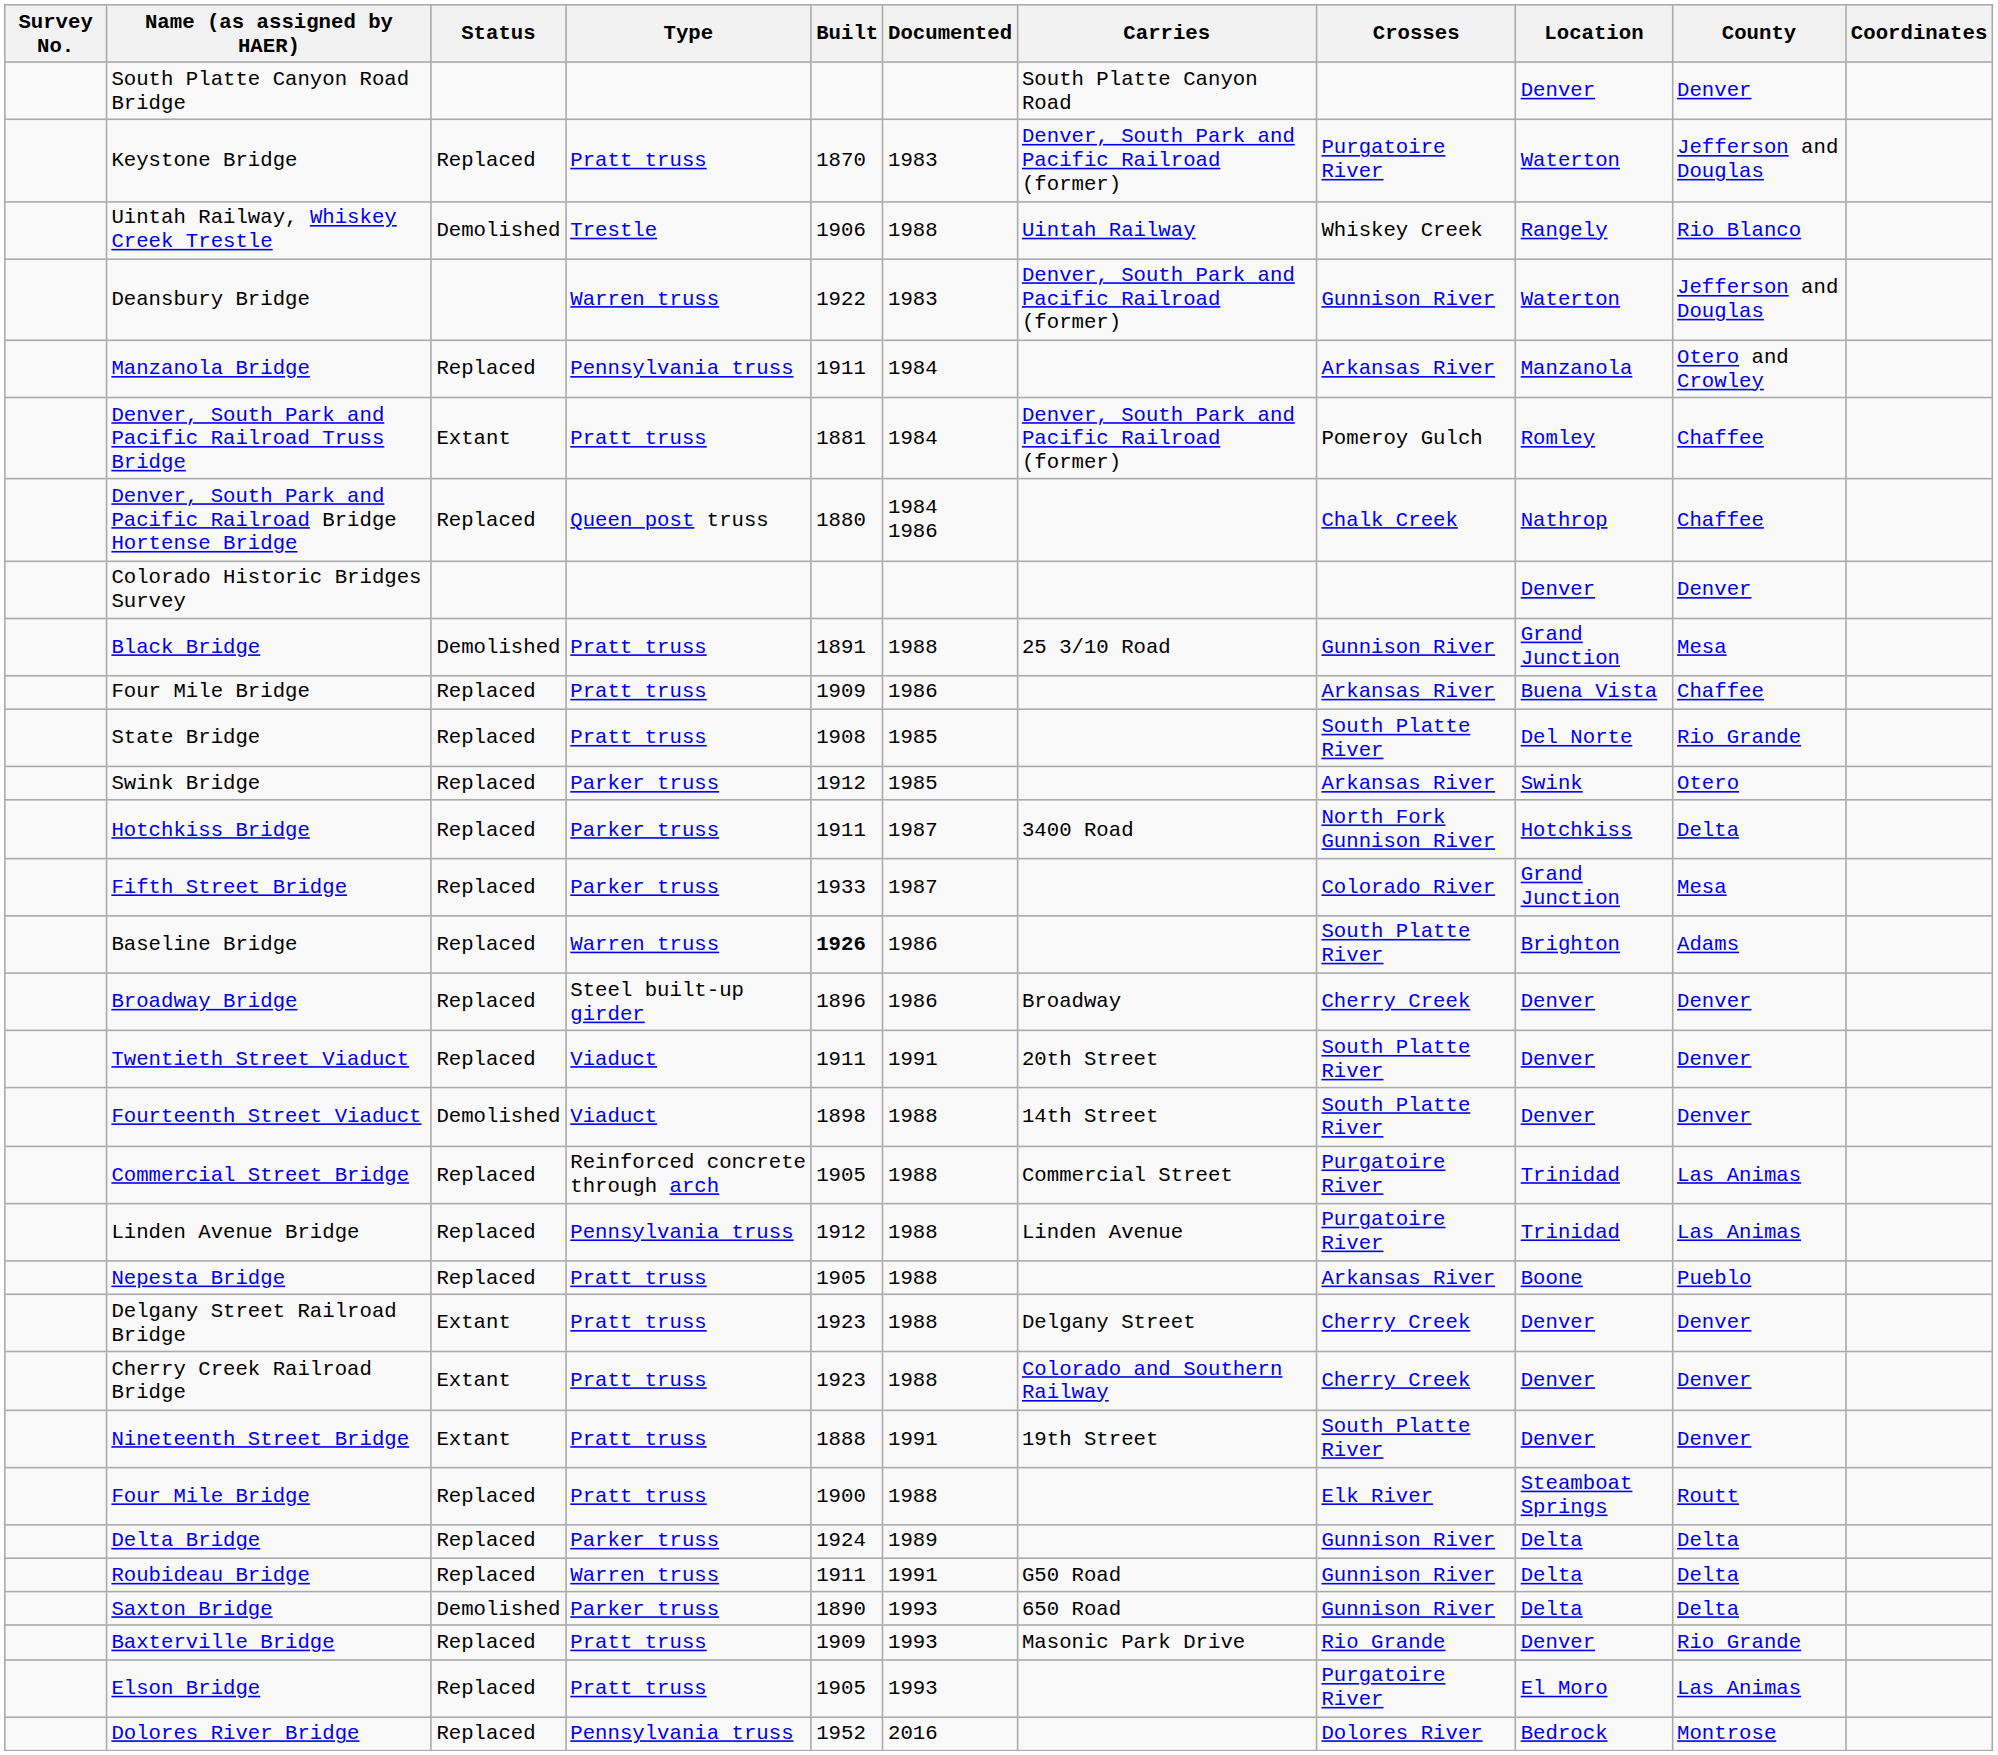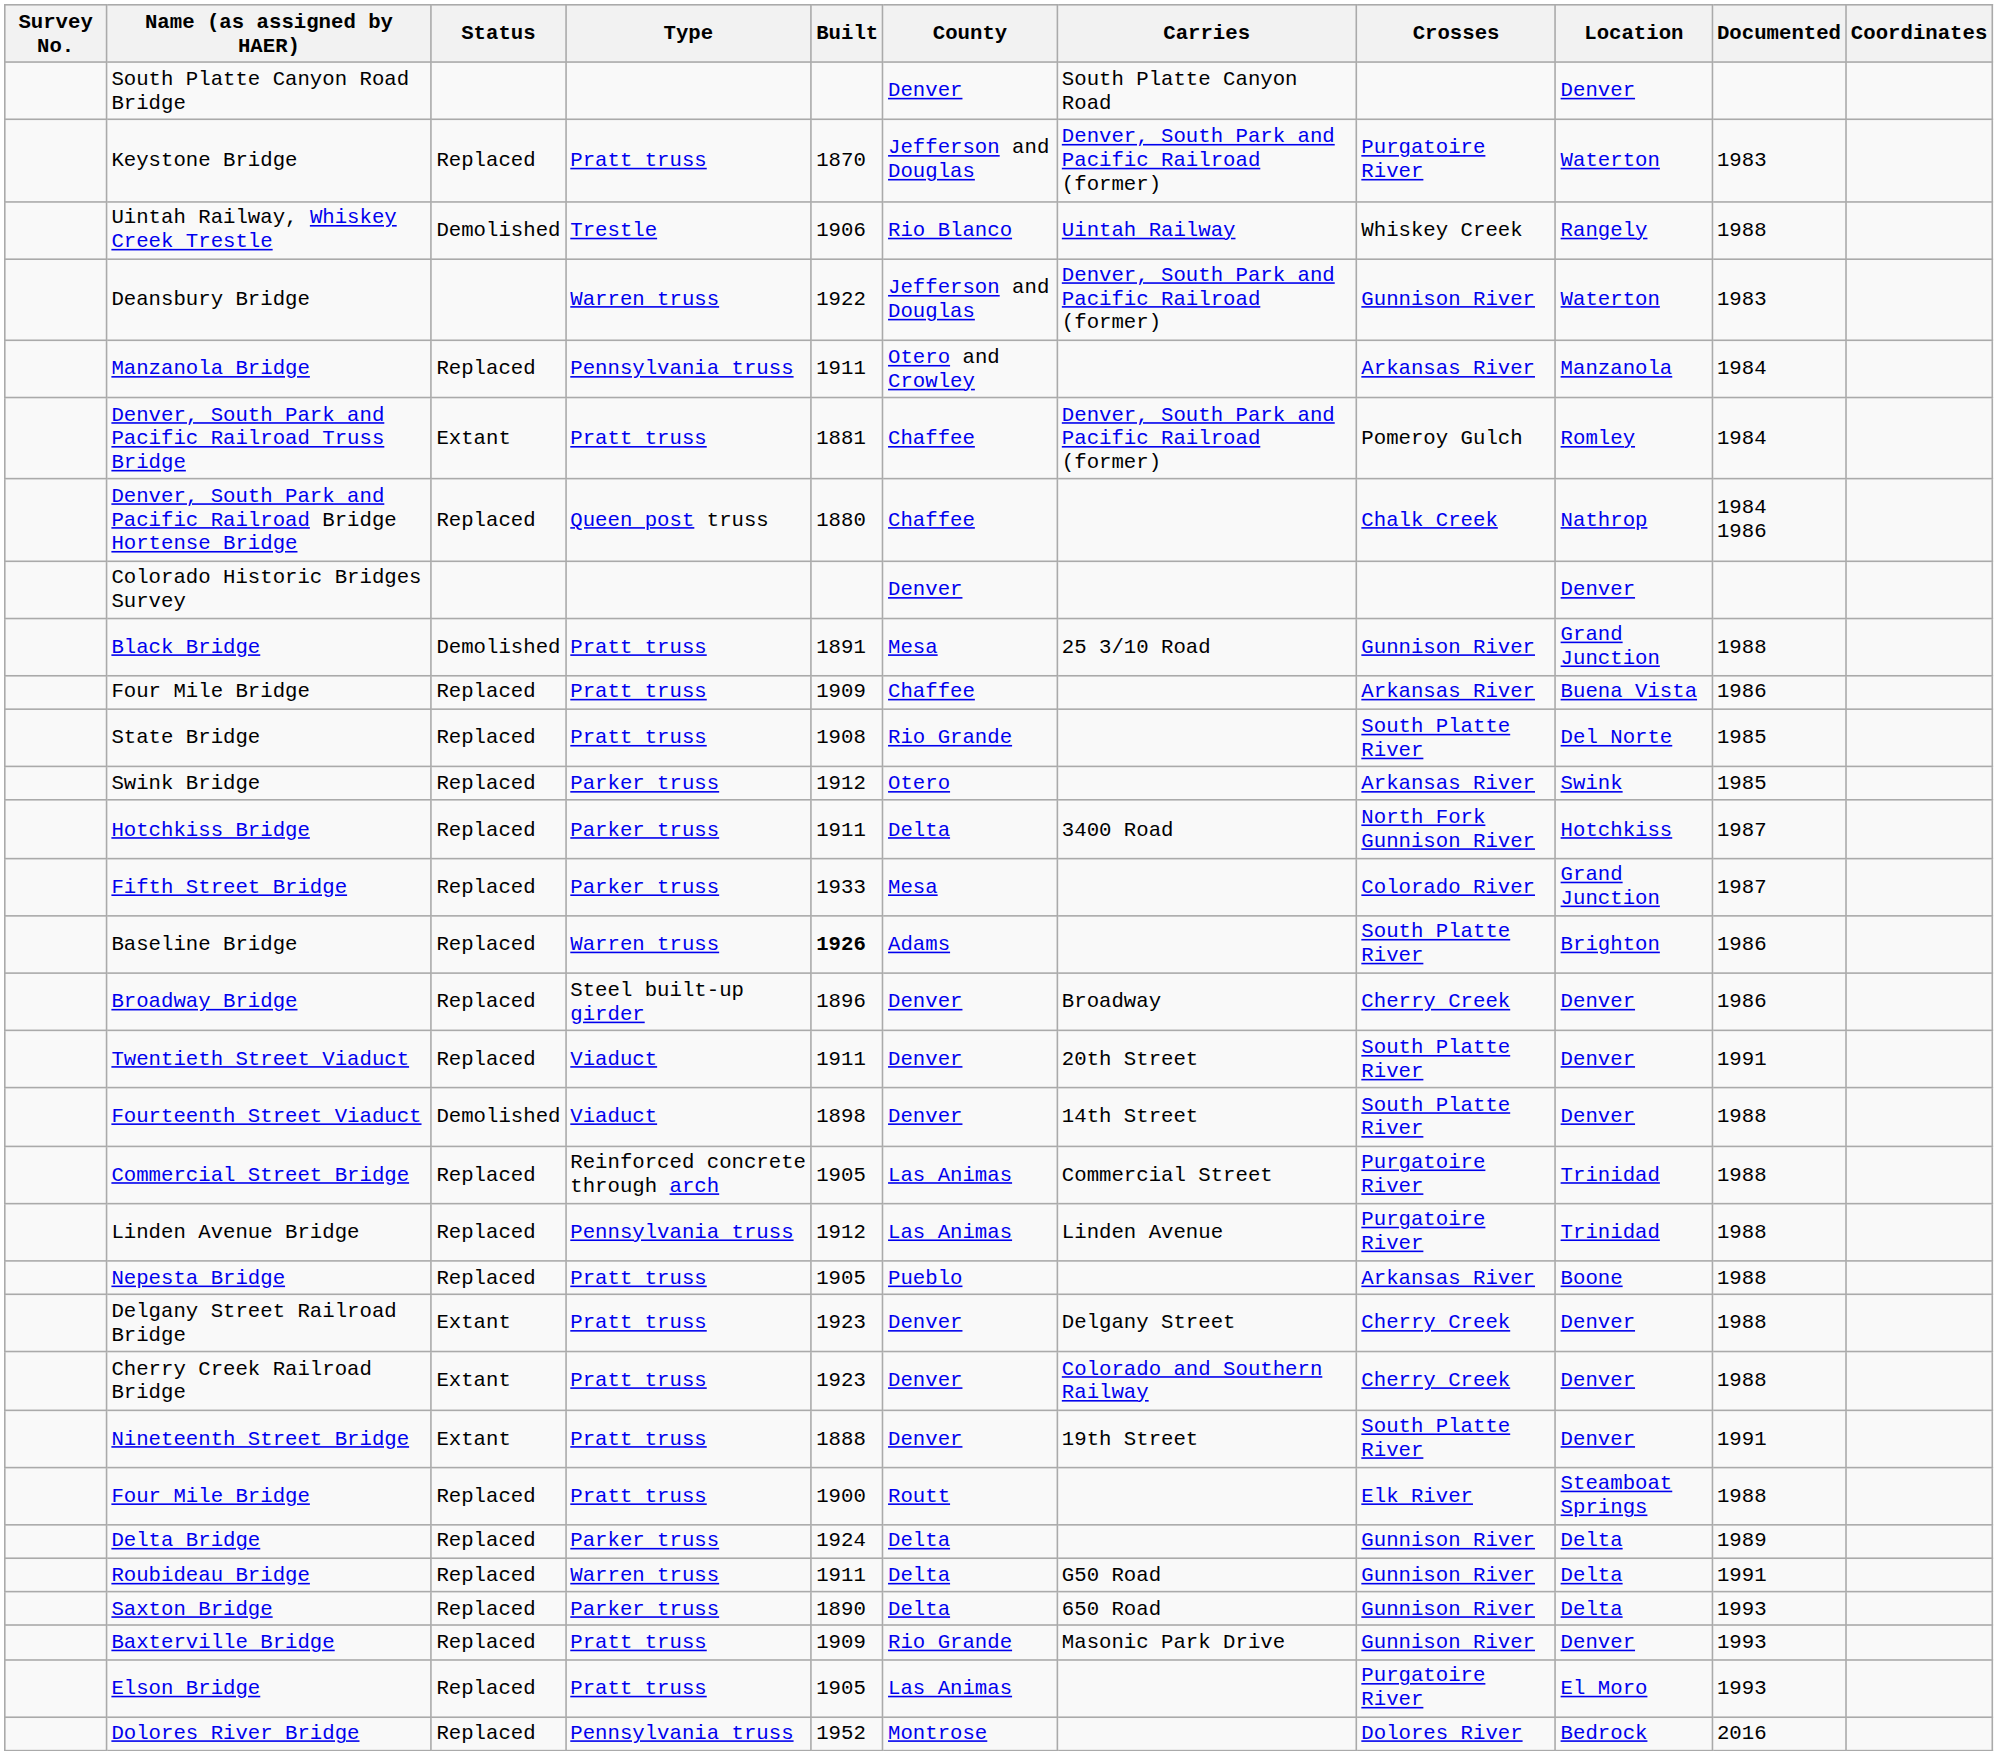columns swapped: (950, 34) <-> (1759, 34)
(498, 1609) Demolished -> (486, 1609) Replaced
(1383, 1643) Rio Grande -> (1448, 1643) Gunnison River
